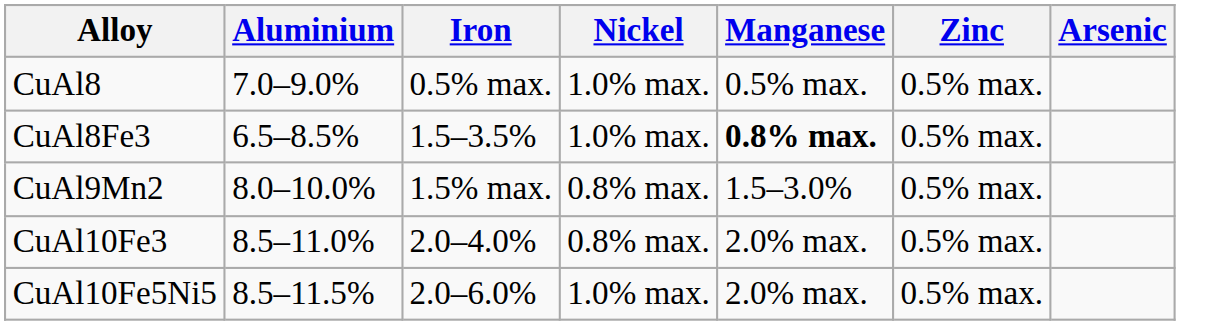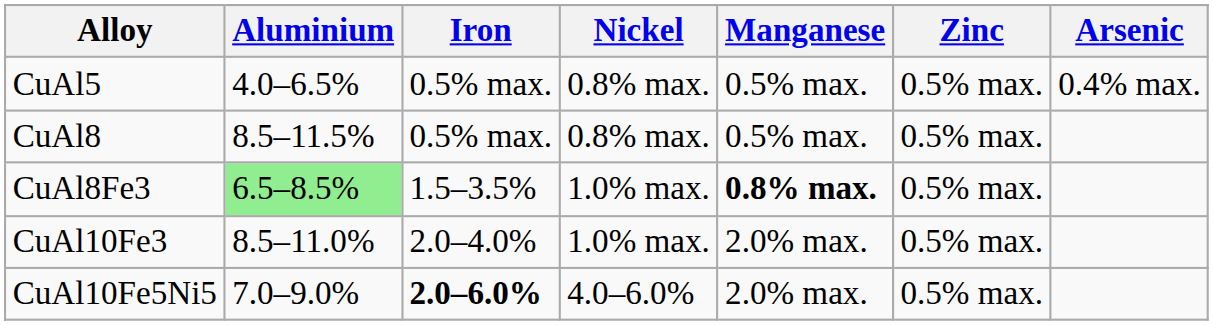+ row: (57, 83)
(296, 83) 7.0–9.0% -> (303, 135) 8.5–11.5%
(639, 83) 1.0% max. -> (639, 135) 0.8% max.
(296, 135) no background -> (296, 188) lightgreen background
- row: (88, 188)
(639, 240) 0.8% max. -> (639, 240) 1.0% max.
(303, 293) 8.5–11.5% -> (296, 293) 7.0–9.0%
(473, 293) normal -> (476, 293) bold
(639, 293) 1.0% max. -> (631, 293) 4.0–6.0%
